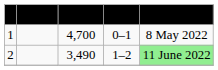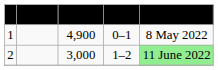(81, 34) 4,700 -> (81, 34) 4,900
(81, 55) 3,490 -> (81, 55) 3,000
